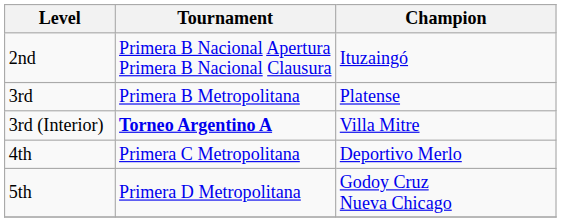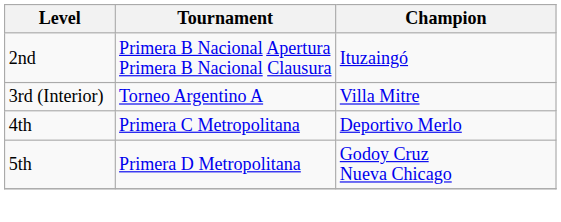- row: (21, 96)
(196, 125) bold -> (191, 96) normal
